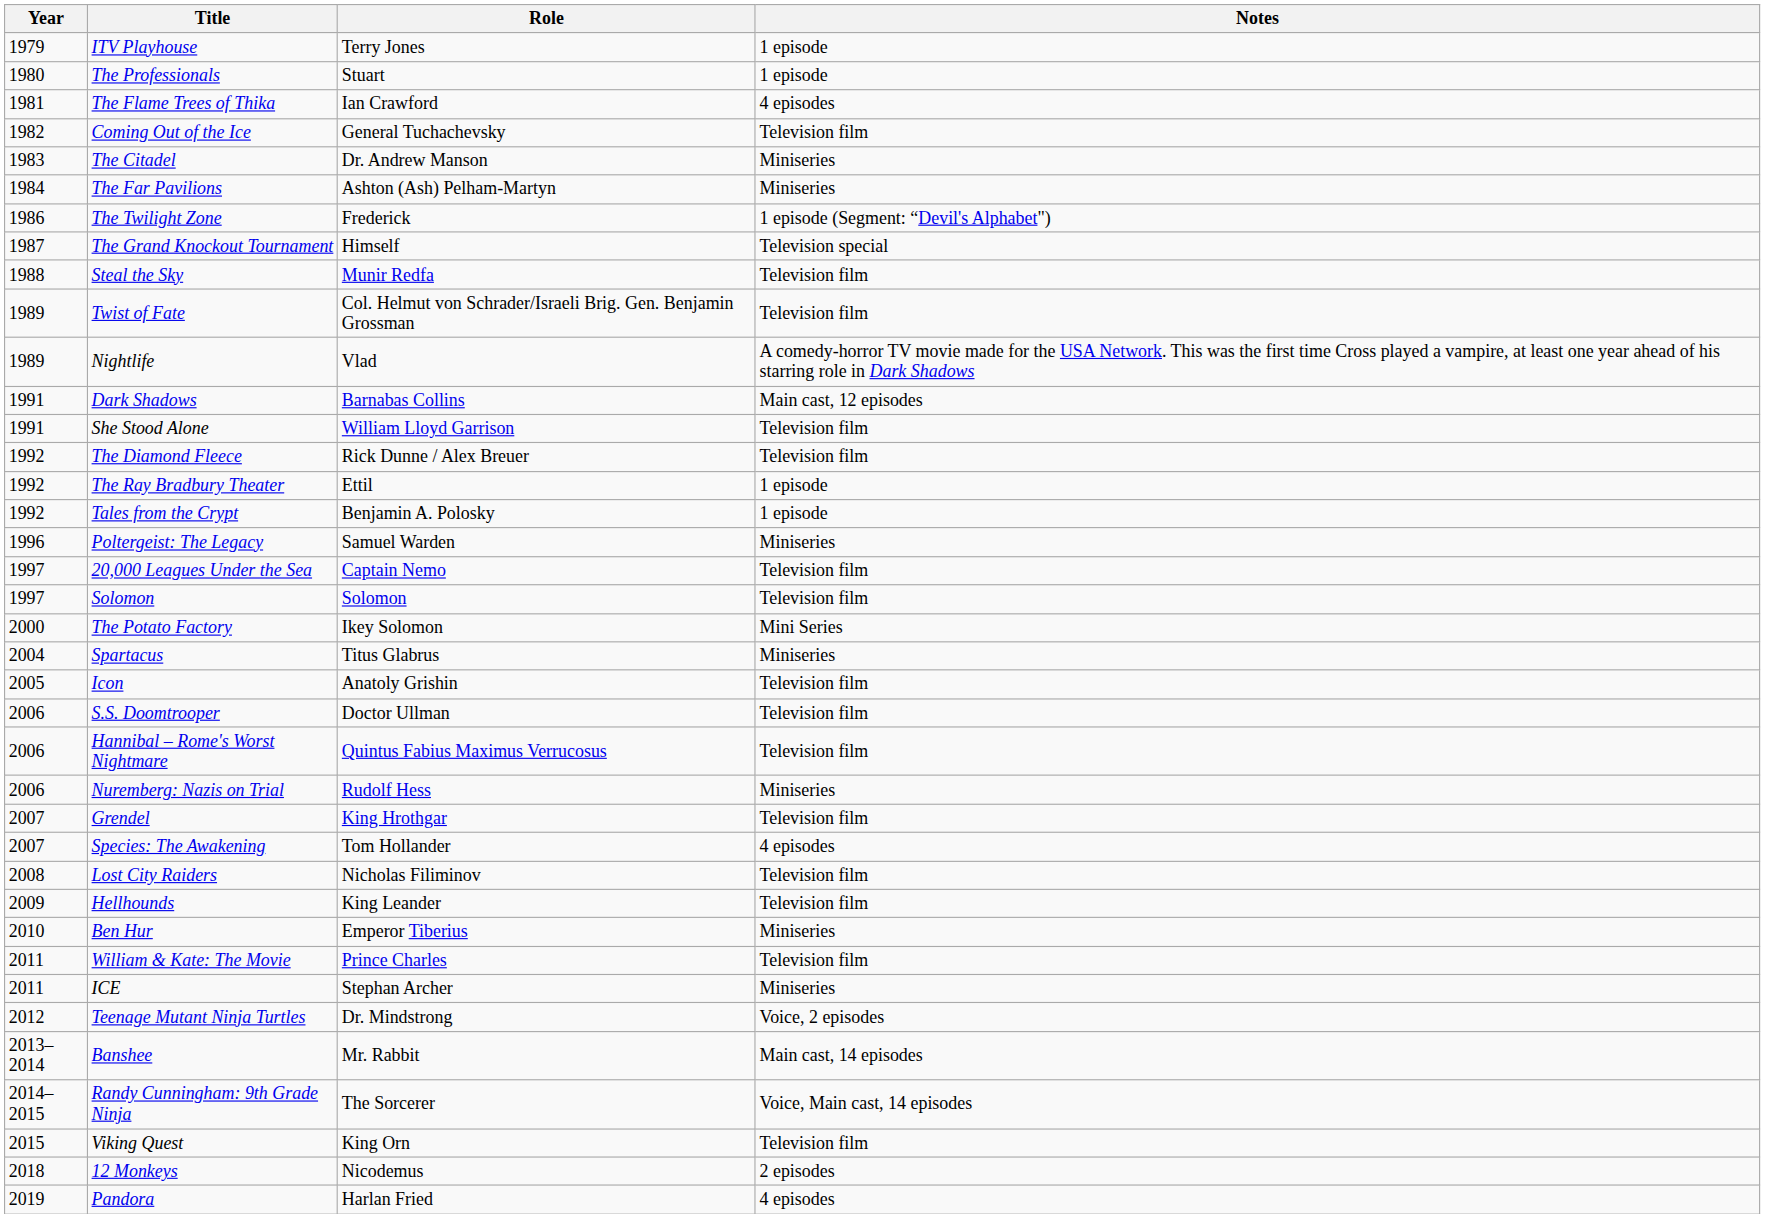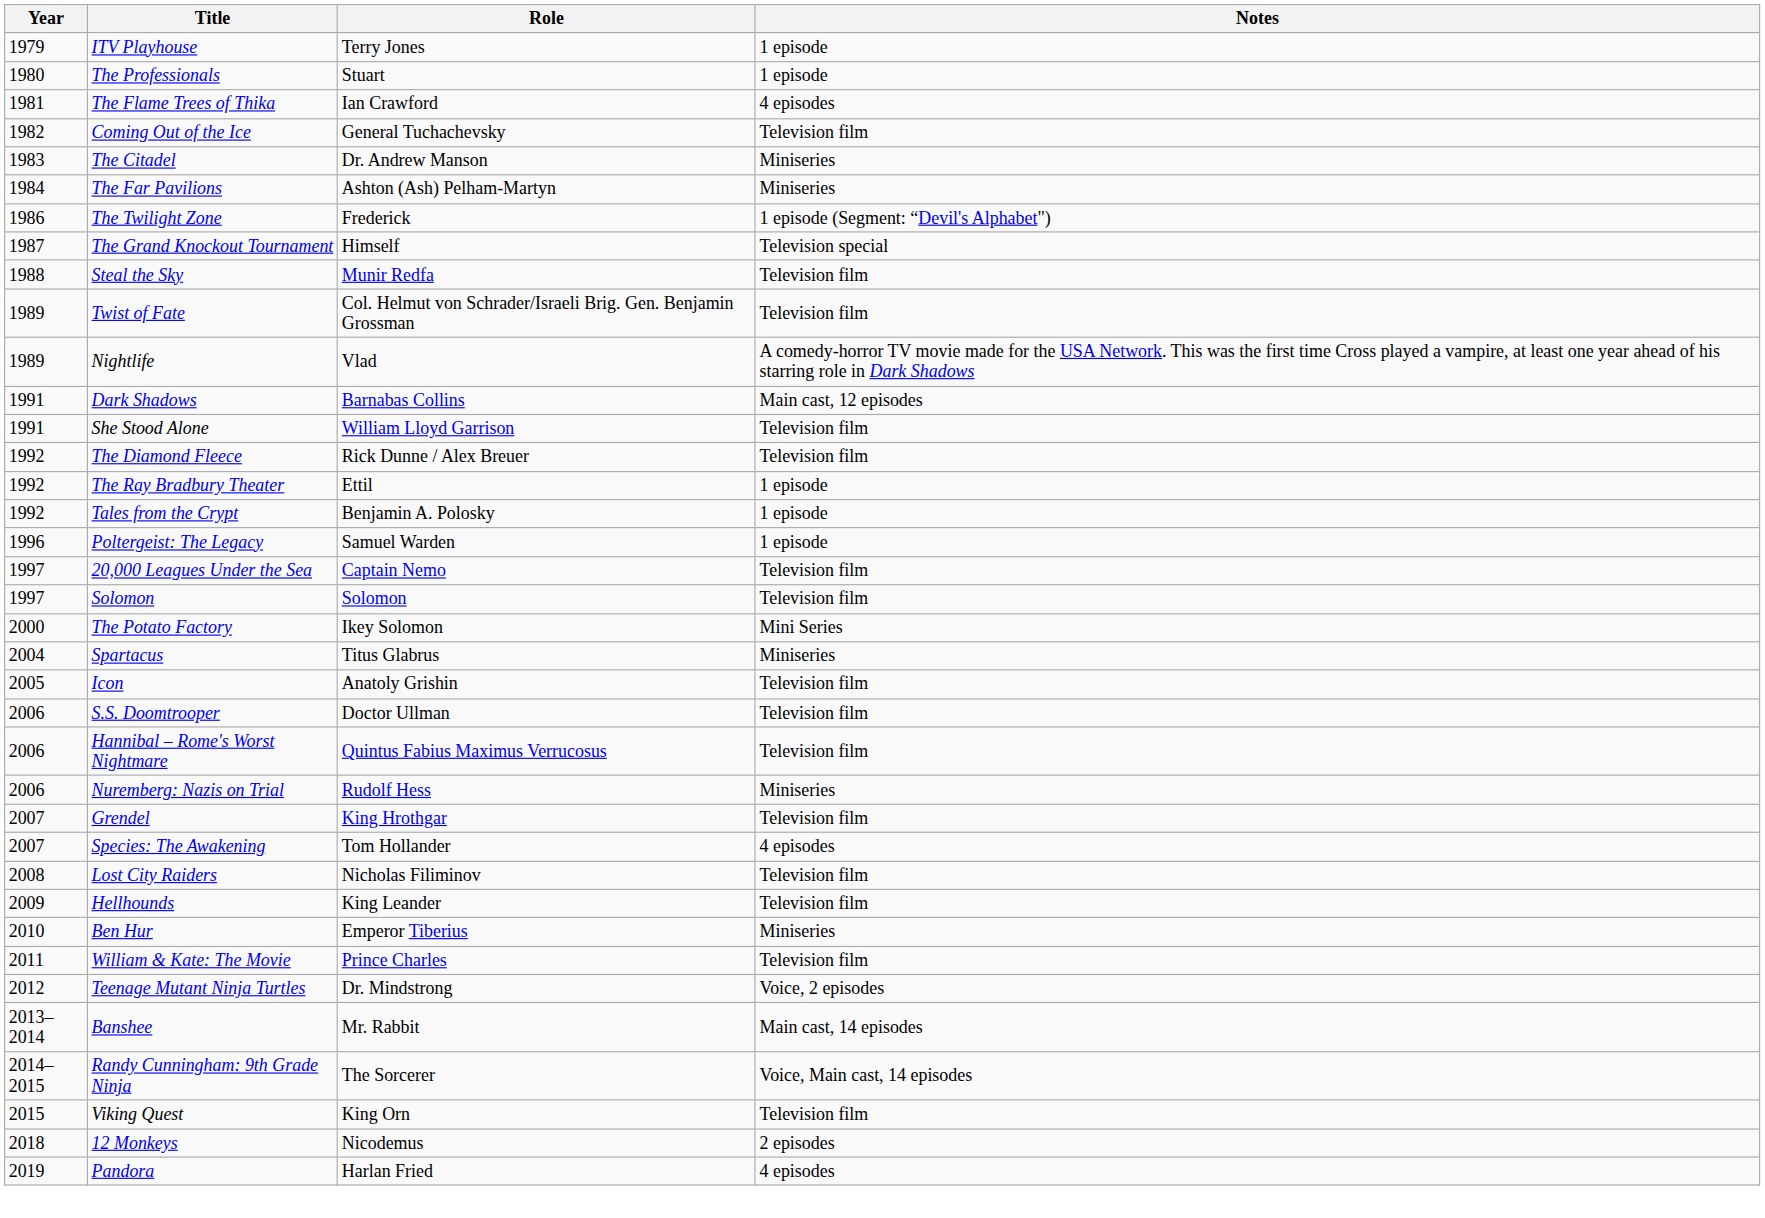(797, 542) Miniseries -> (794, 542) 1 episode
- row: (106, 988)
